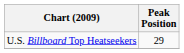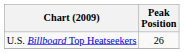(159, 40) 29 -> (159, 40) 26
